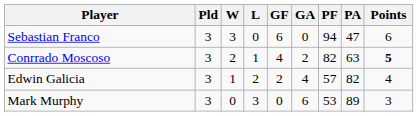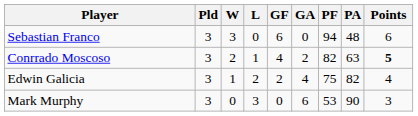(353, 36) 47 -> (353, 36) 48
(330, 79) 57 -> (330, 79) 75
(353, 100) 89 -> (353, 100) 90
